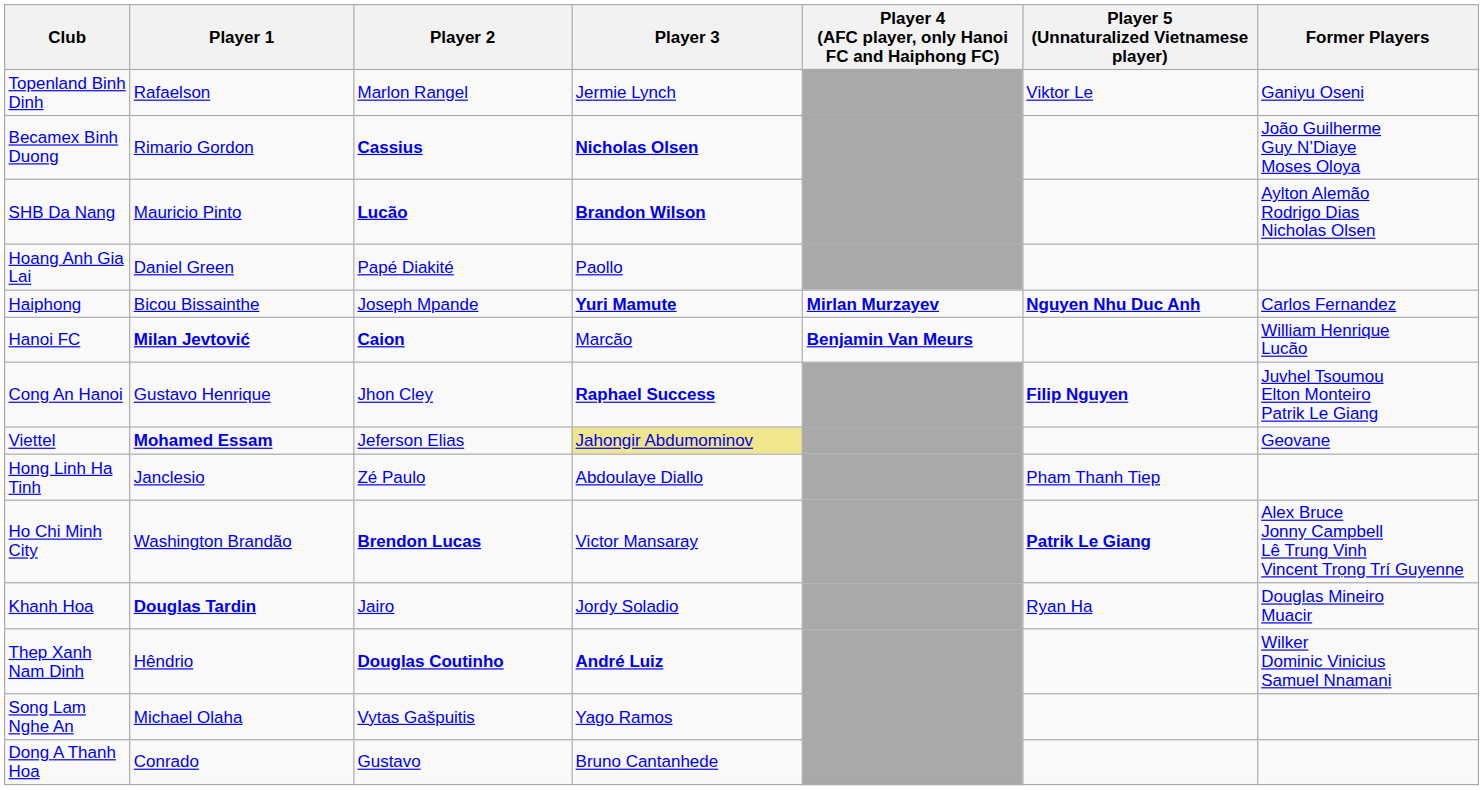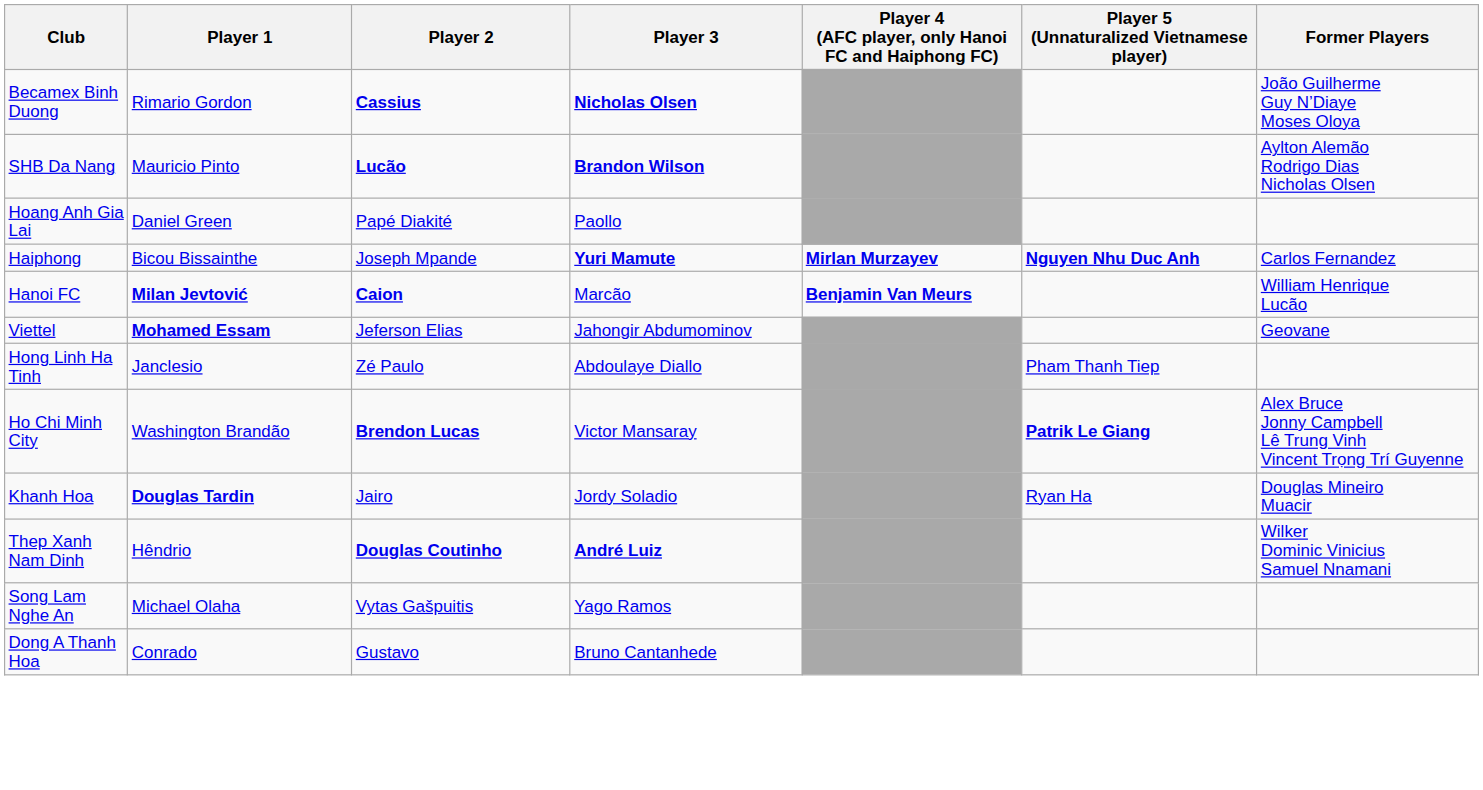- row: (67, 92)
- row: (66, 395)
(664, 441) khaki background -> (663, 331) no background
